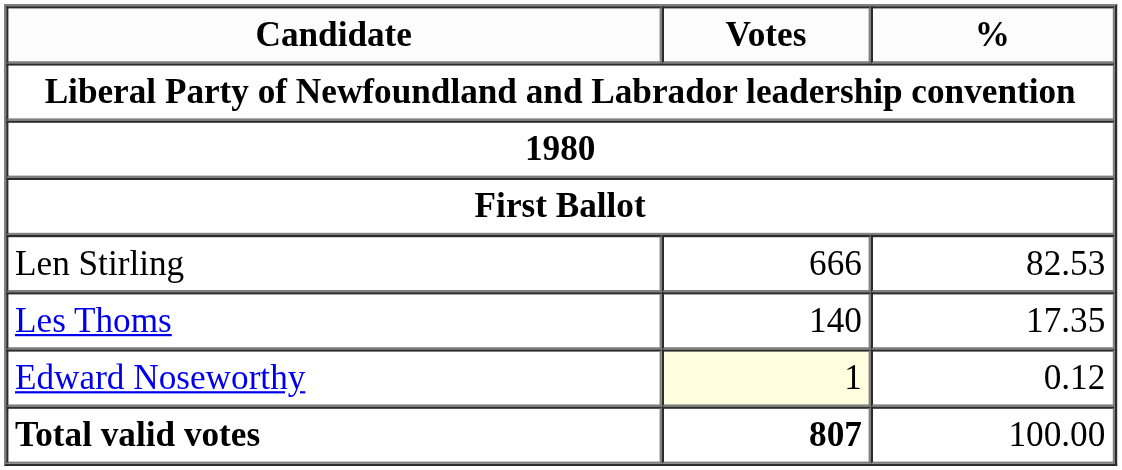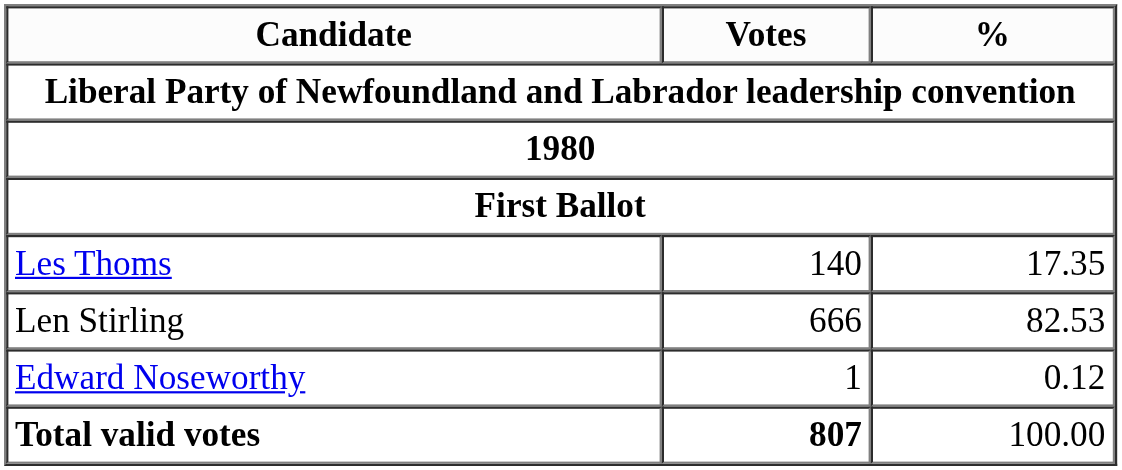rows swapped: (100, 263) <-> (93, 320)
(853, 377) lightyellow background -> (853, 377) no background
